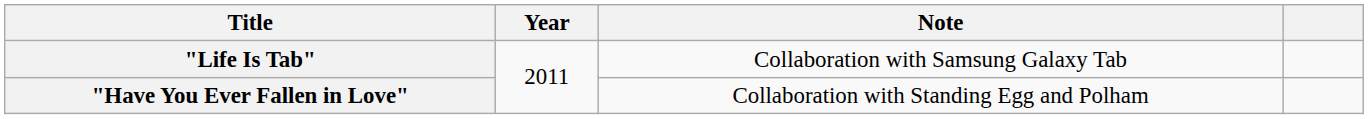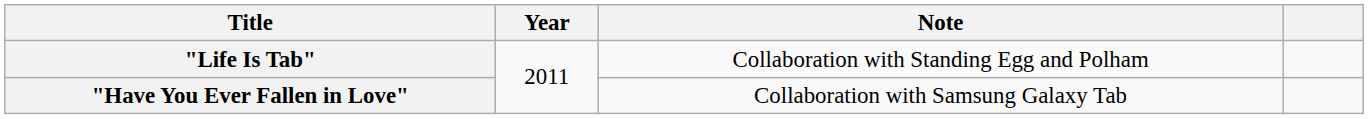(941, 58) Collaboration with Samsung Galaxy Tab -> (941, 58) Collaboration with Standing Egg and Polham
(941, 95) Collaboration with Standing Egg and Polham -> (941, 95) Collaboration with Samsung Galaxy Tab
